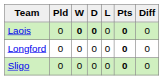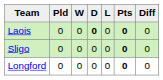(79, 31) bold -> (79, 31) normal
rows swapped: (19, 66) <-> (27, 48)
